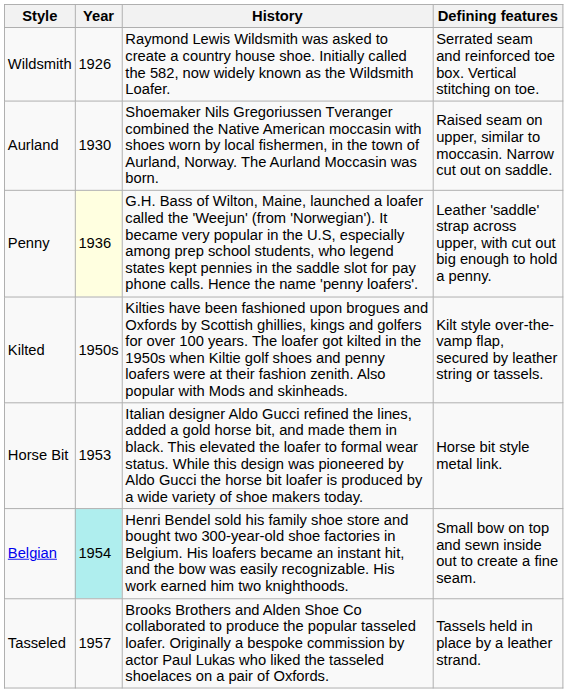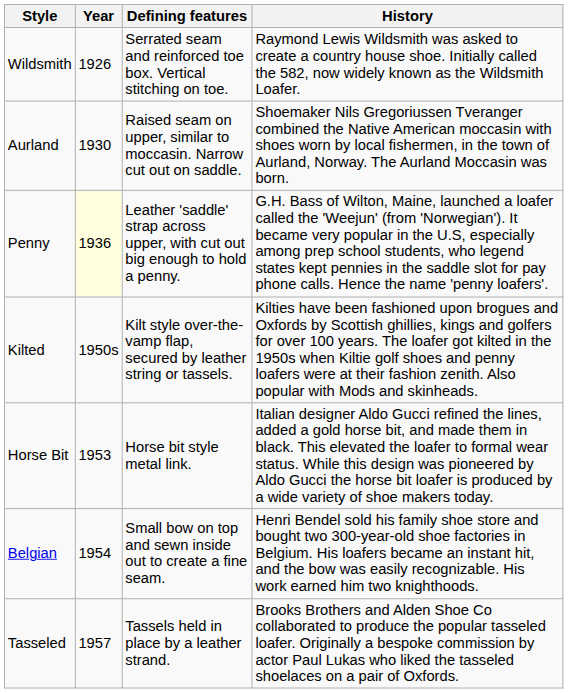columns swapped: (277, 16) <-> (498, 16)
(95, 553) paleturquoise background -> (95, 553) no background
